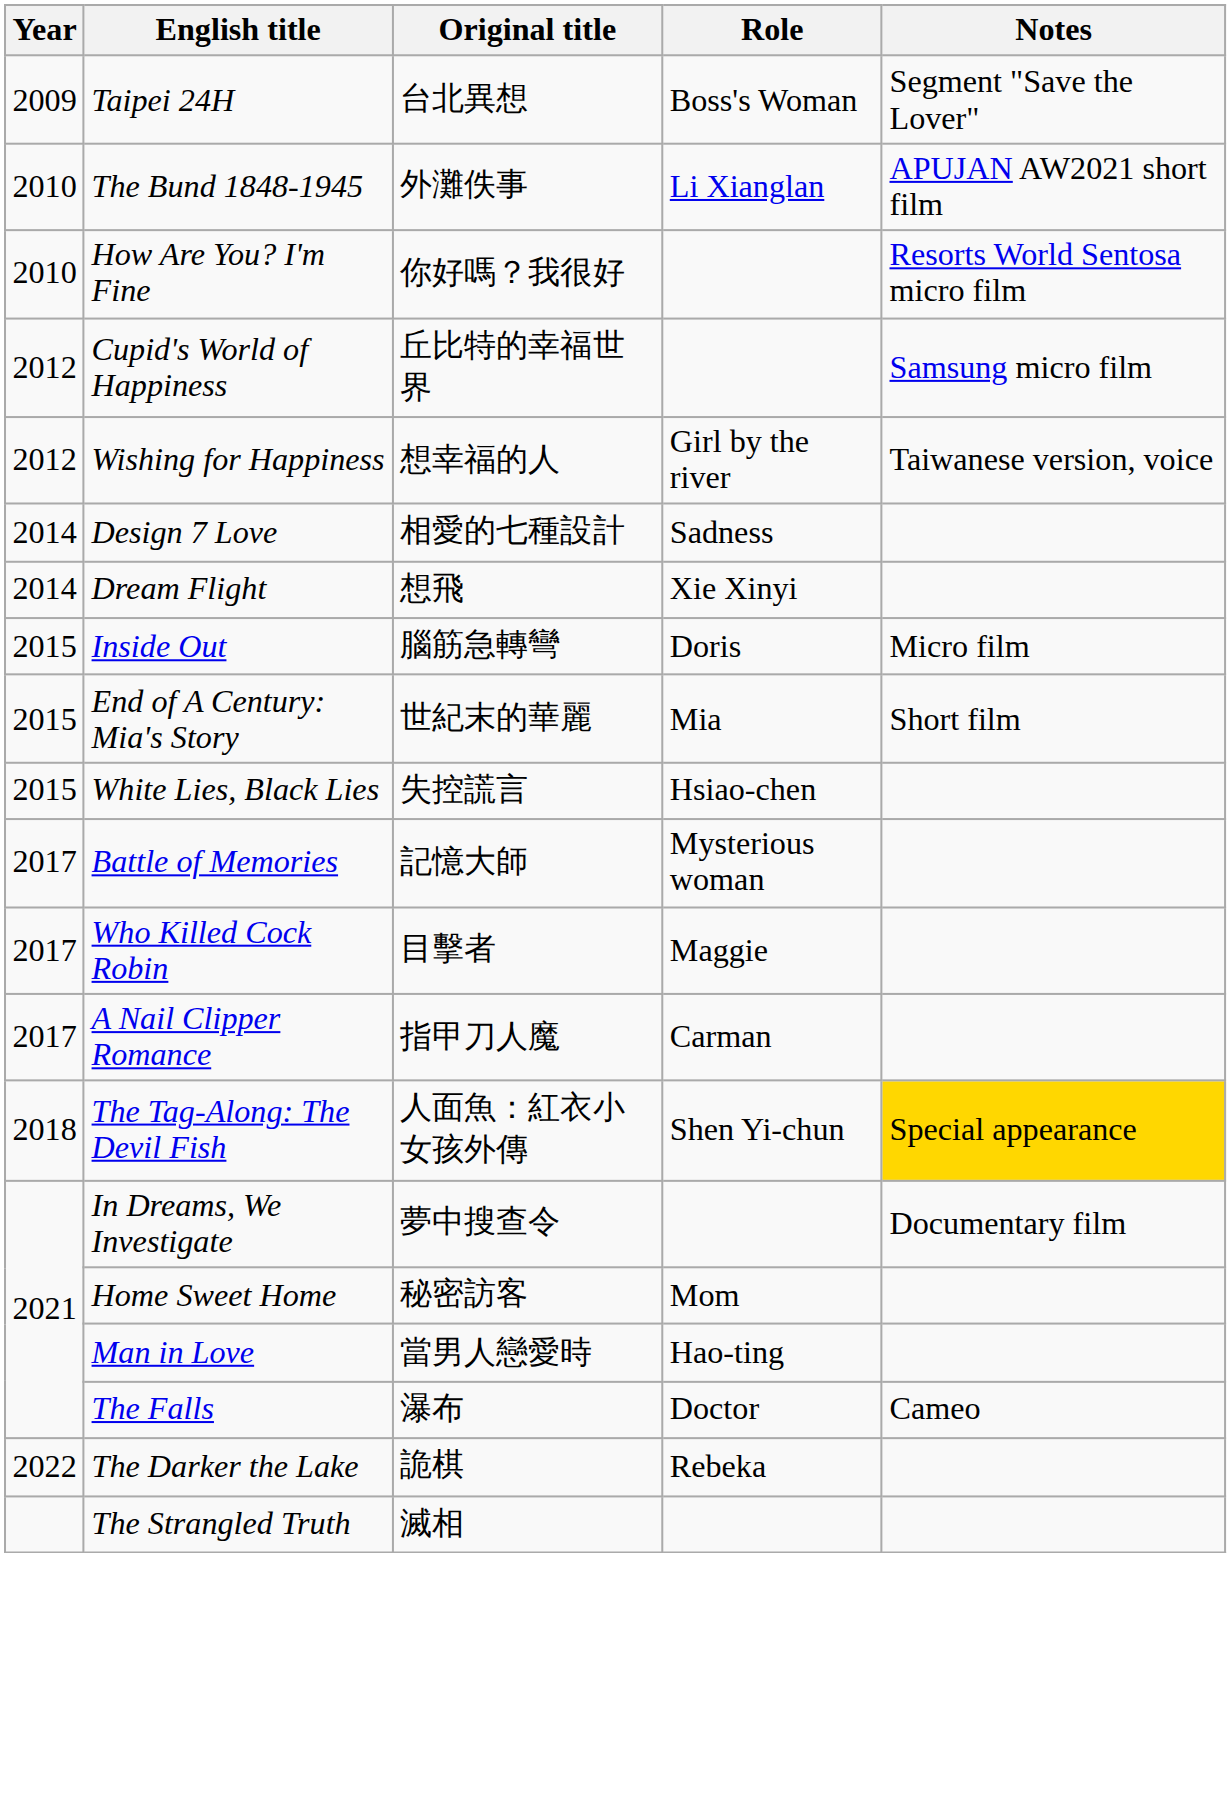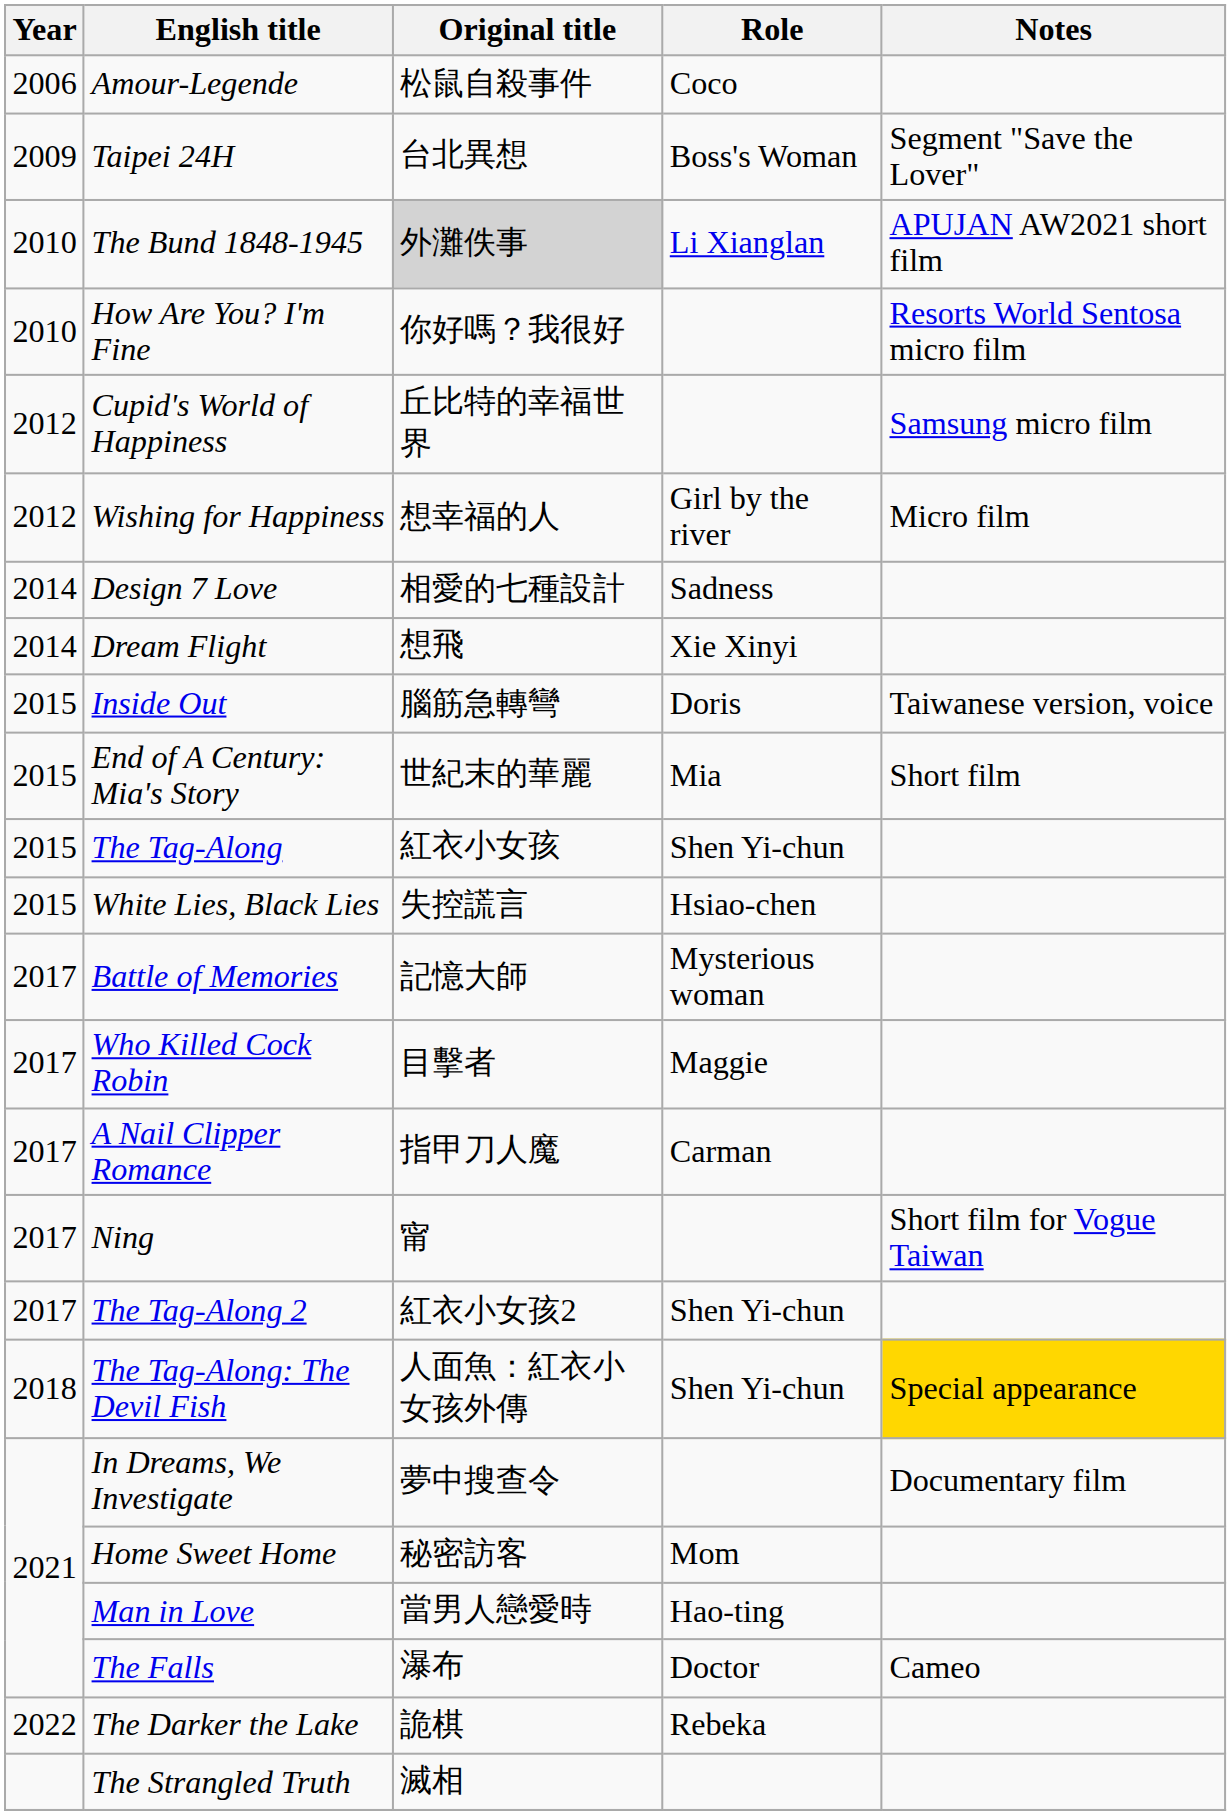+ row: (195, 84)
(464, 185) no background -> (464, 242) lightgrey background
(1051, 459) Taiwanese version, voice -> (960, 516) Micro film
(960, 646) Micro film -> (1051, 703) Taiwanese version, voice
+ row: (187, 847)
+ row: (123, 1238)
+ row: (199, 1310)
